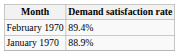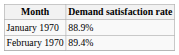rows swapped: (33, 43) <-> (35, 27)
